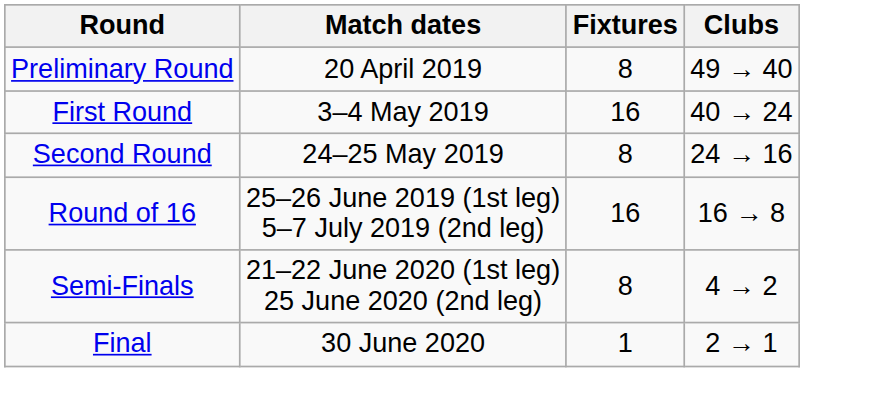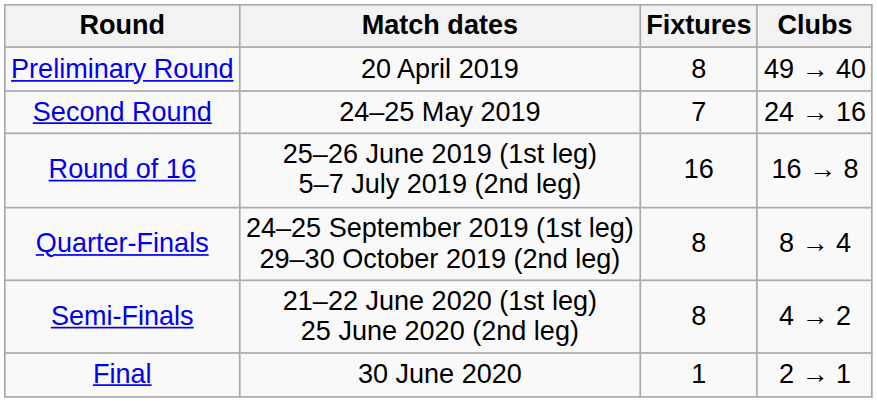- row: (122, 111)
(625, 154) 8 -> (699, 111) 7
+ row: (122, 243)
